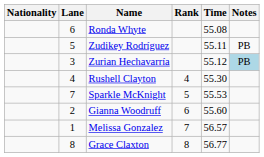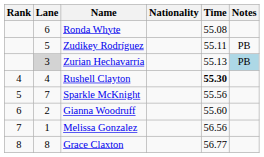columns swapped: (187, 12) <-> (32, 12)
(72, 62) no background -> (47, 62) lightgrey background
(215, 62) 55.12 -> (215, 62) 55.13
(215, 78) normal -> (215, 78) bold
(215, 95) 55.53 -> (215, 95) 55.56
(215, 128) 56.57 -> (215, 128) 56.56
